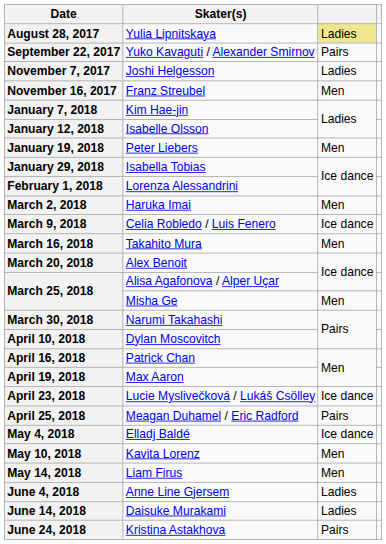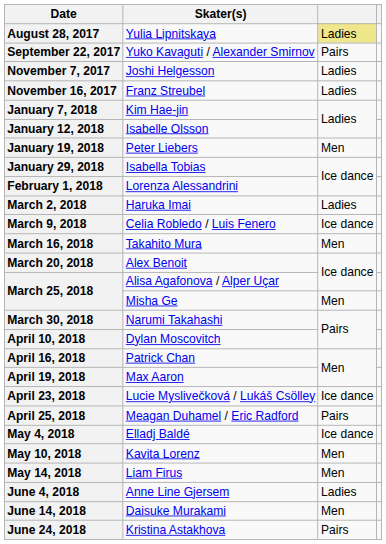(333, 91) Men -> (339, 91) Ladies
(333, 205) Men -> (339, 205) Ladies
(339, 511) Ladies -> (333, 511) Men
